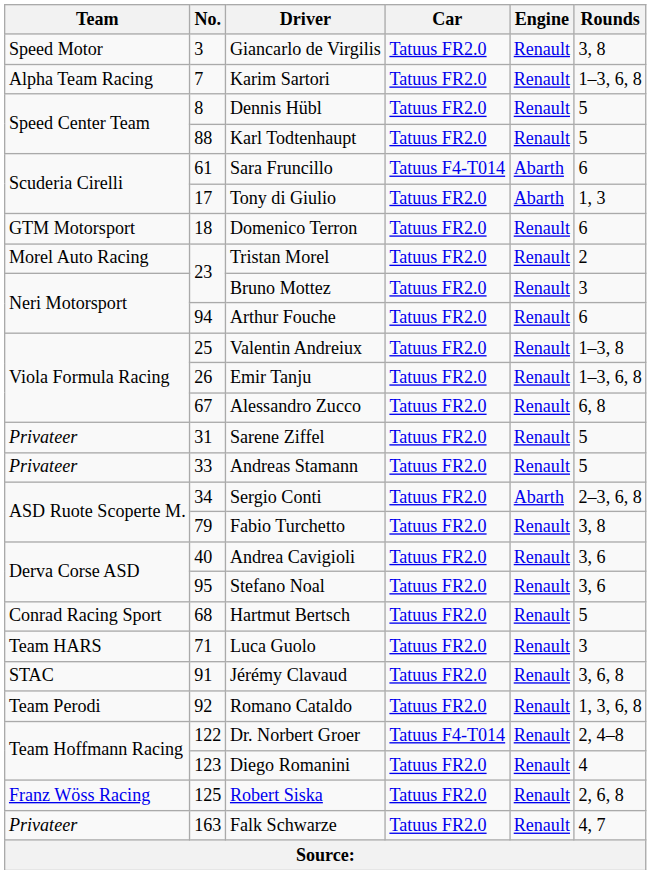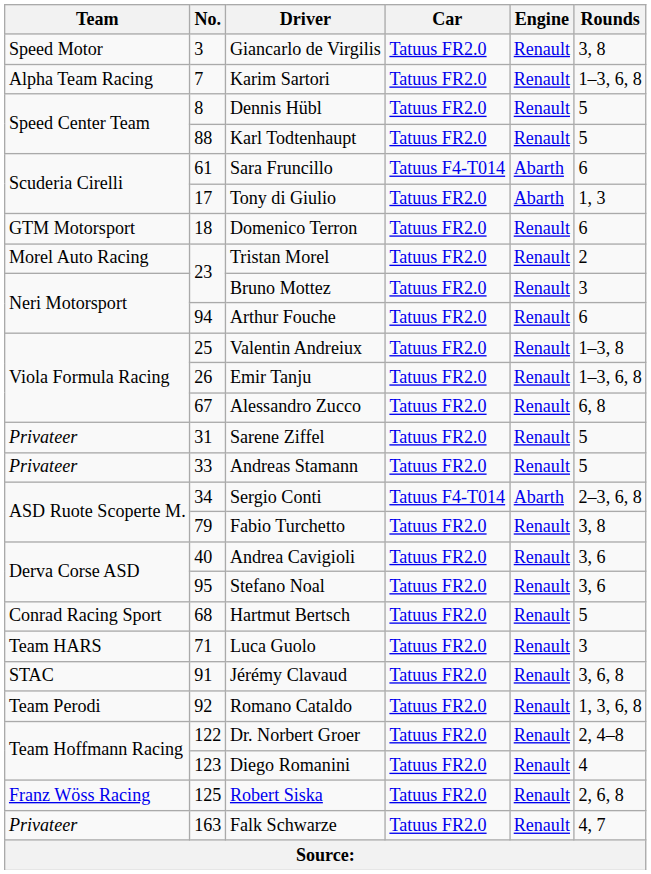(438, 496) Tatuus FR2.0 -> (447, 496) Tatuus F4-T014
(447, 735) Tatuus F4-T014 -> (438, 735) Tatuus FR2.0
